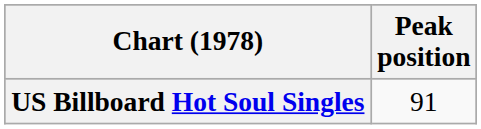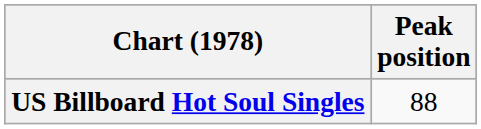(424, 100) 91 -> (424, 100) 88
